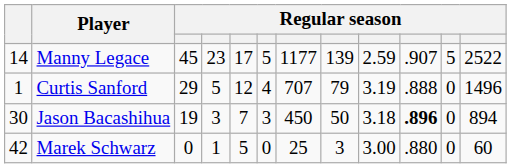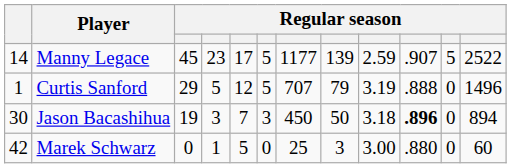(266, 88) 4 -> (266, 88) 5
